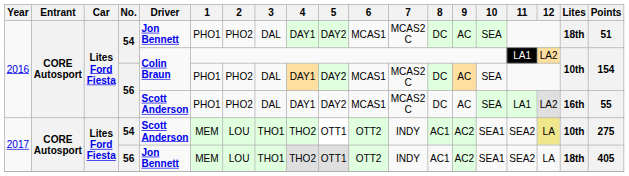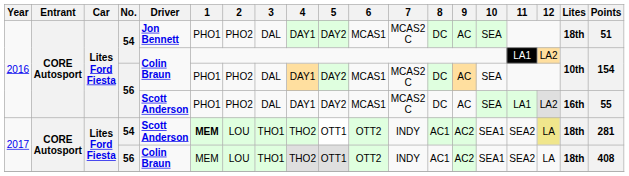(207, 132) normal -> (207, 132) bold
(574, 132) 10th -> (574, 132) 18th
(606, 132) 275 -> (606, 132) 281
(160, 159) Jon Bennett -> (156, 159) Colin Braun
(606, 159) 405 -> (606, 159) 408
